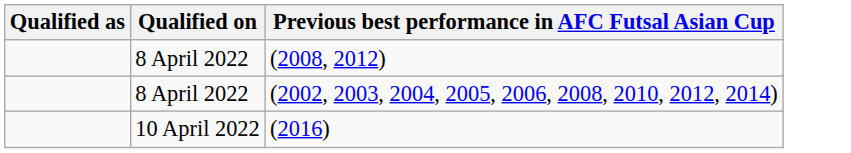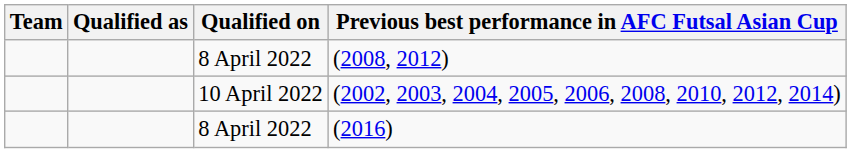+ column: (36, 22)
(192, 93) 8 April 2022 -> (261, 93) 10 April 2022
(198, 128) 10 April 2022 -> (255, 128) 8 April 2022
